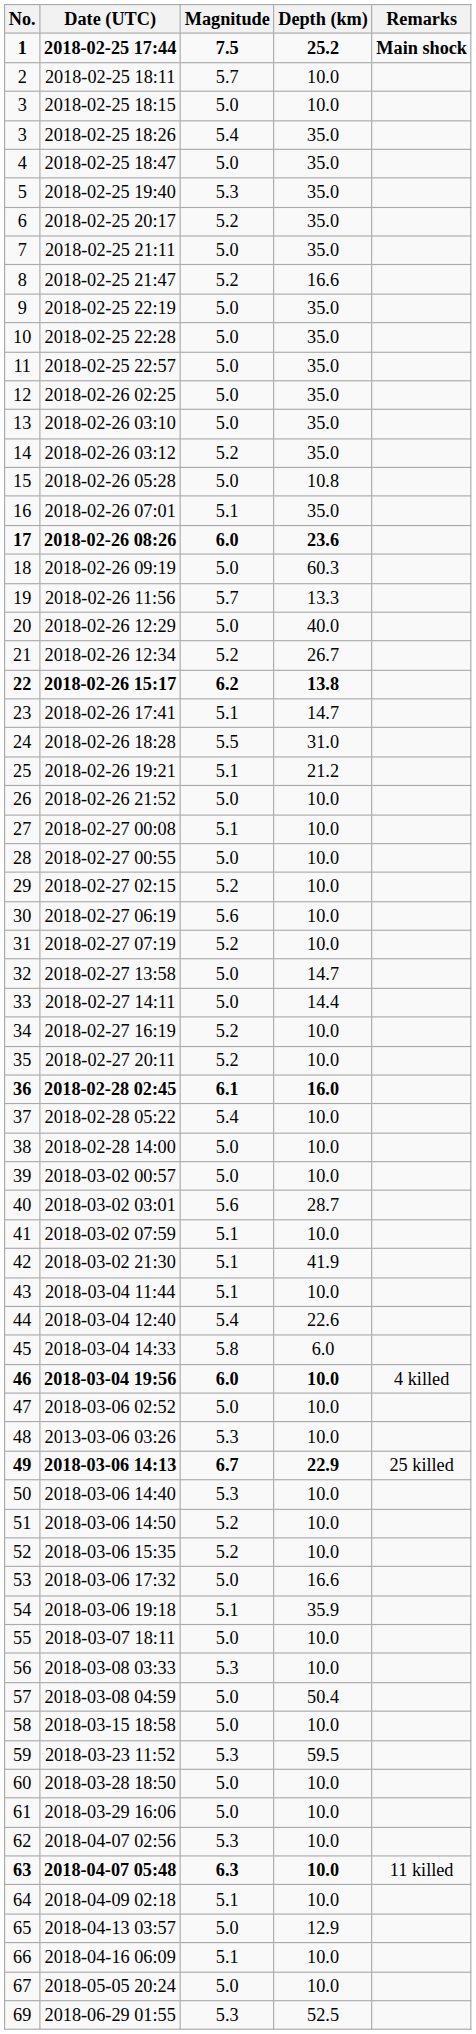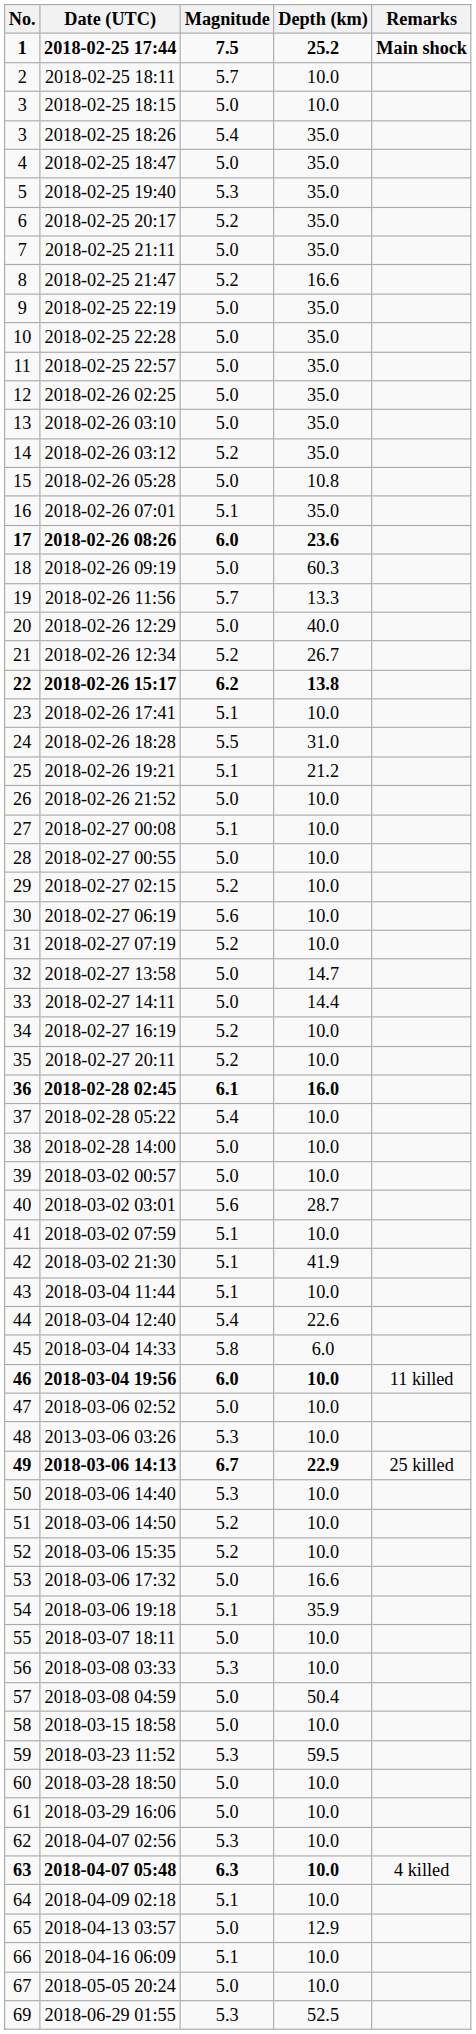(323, 713) 14.7 -> (323, 713) 10.0
(422, 1378) 4 killed -> (422, 1378) 11 killed
(422, 1870) 11 killed -> (422, 1870) 4 killed
